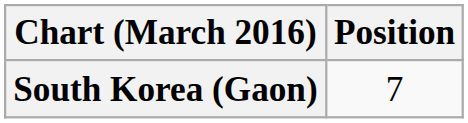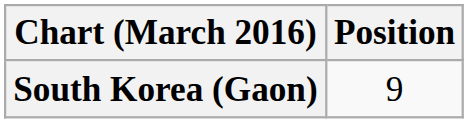(395, 88) 7 -> (395, 88) 9
